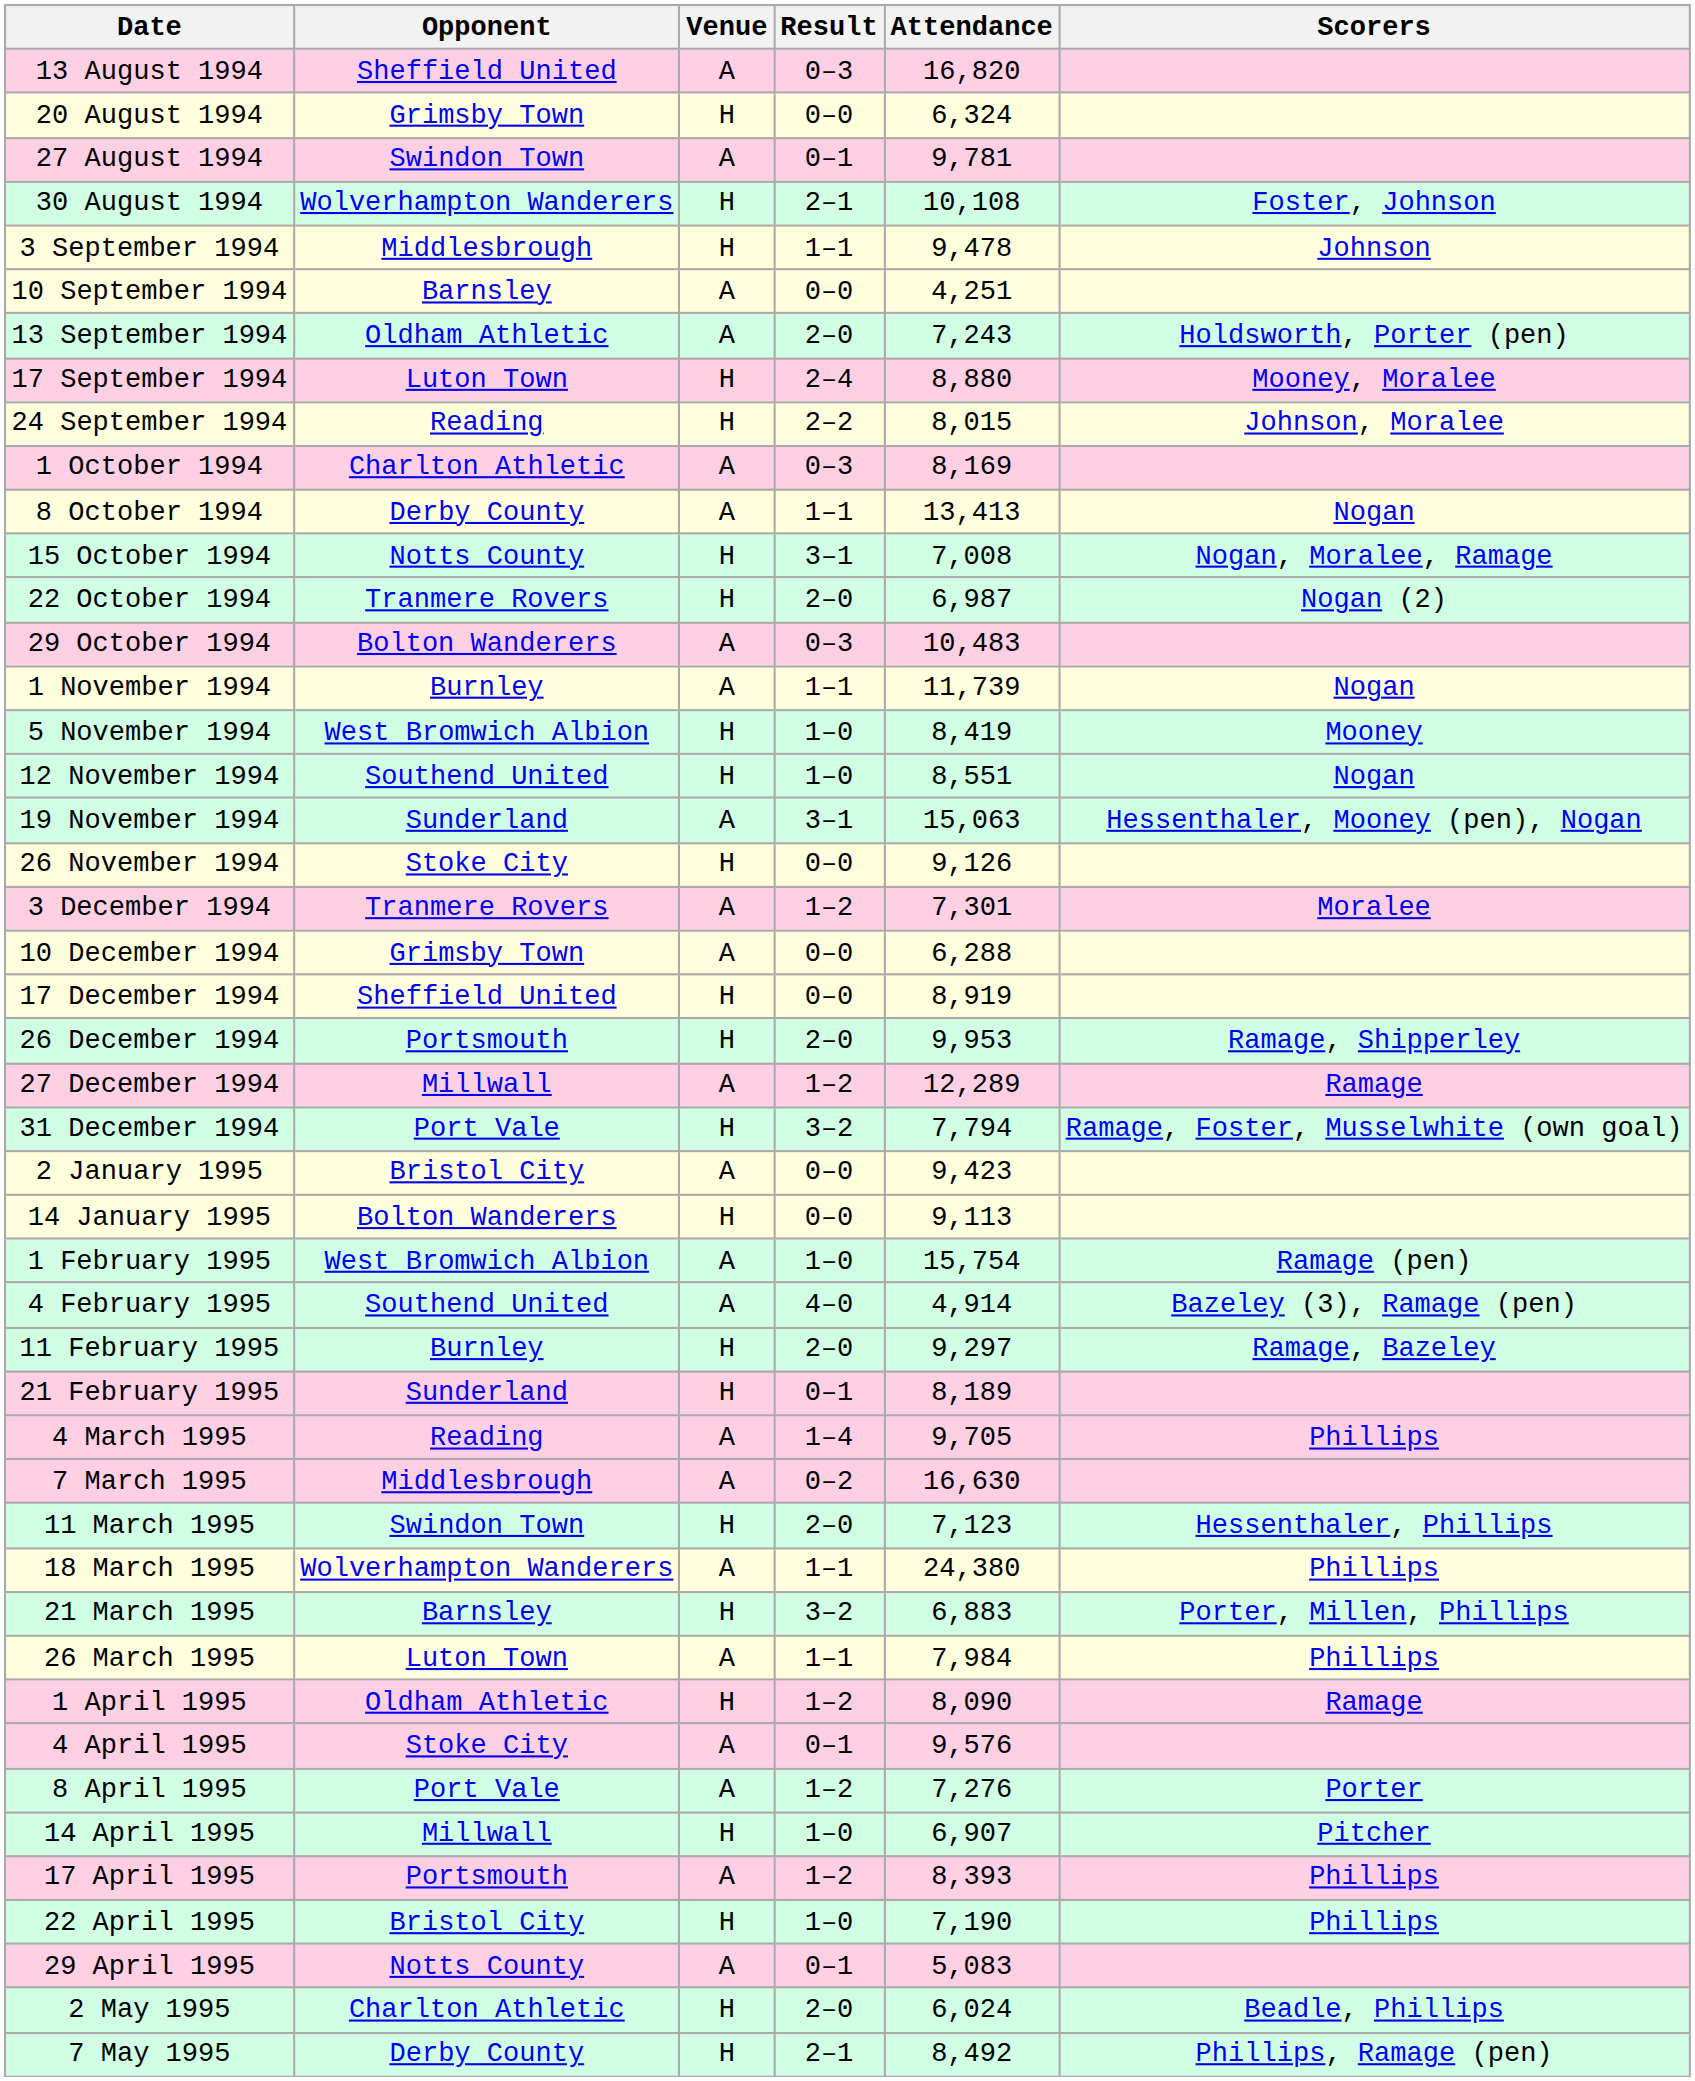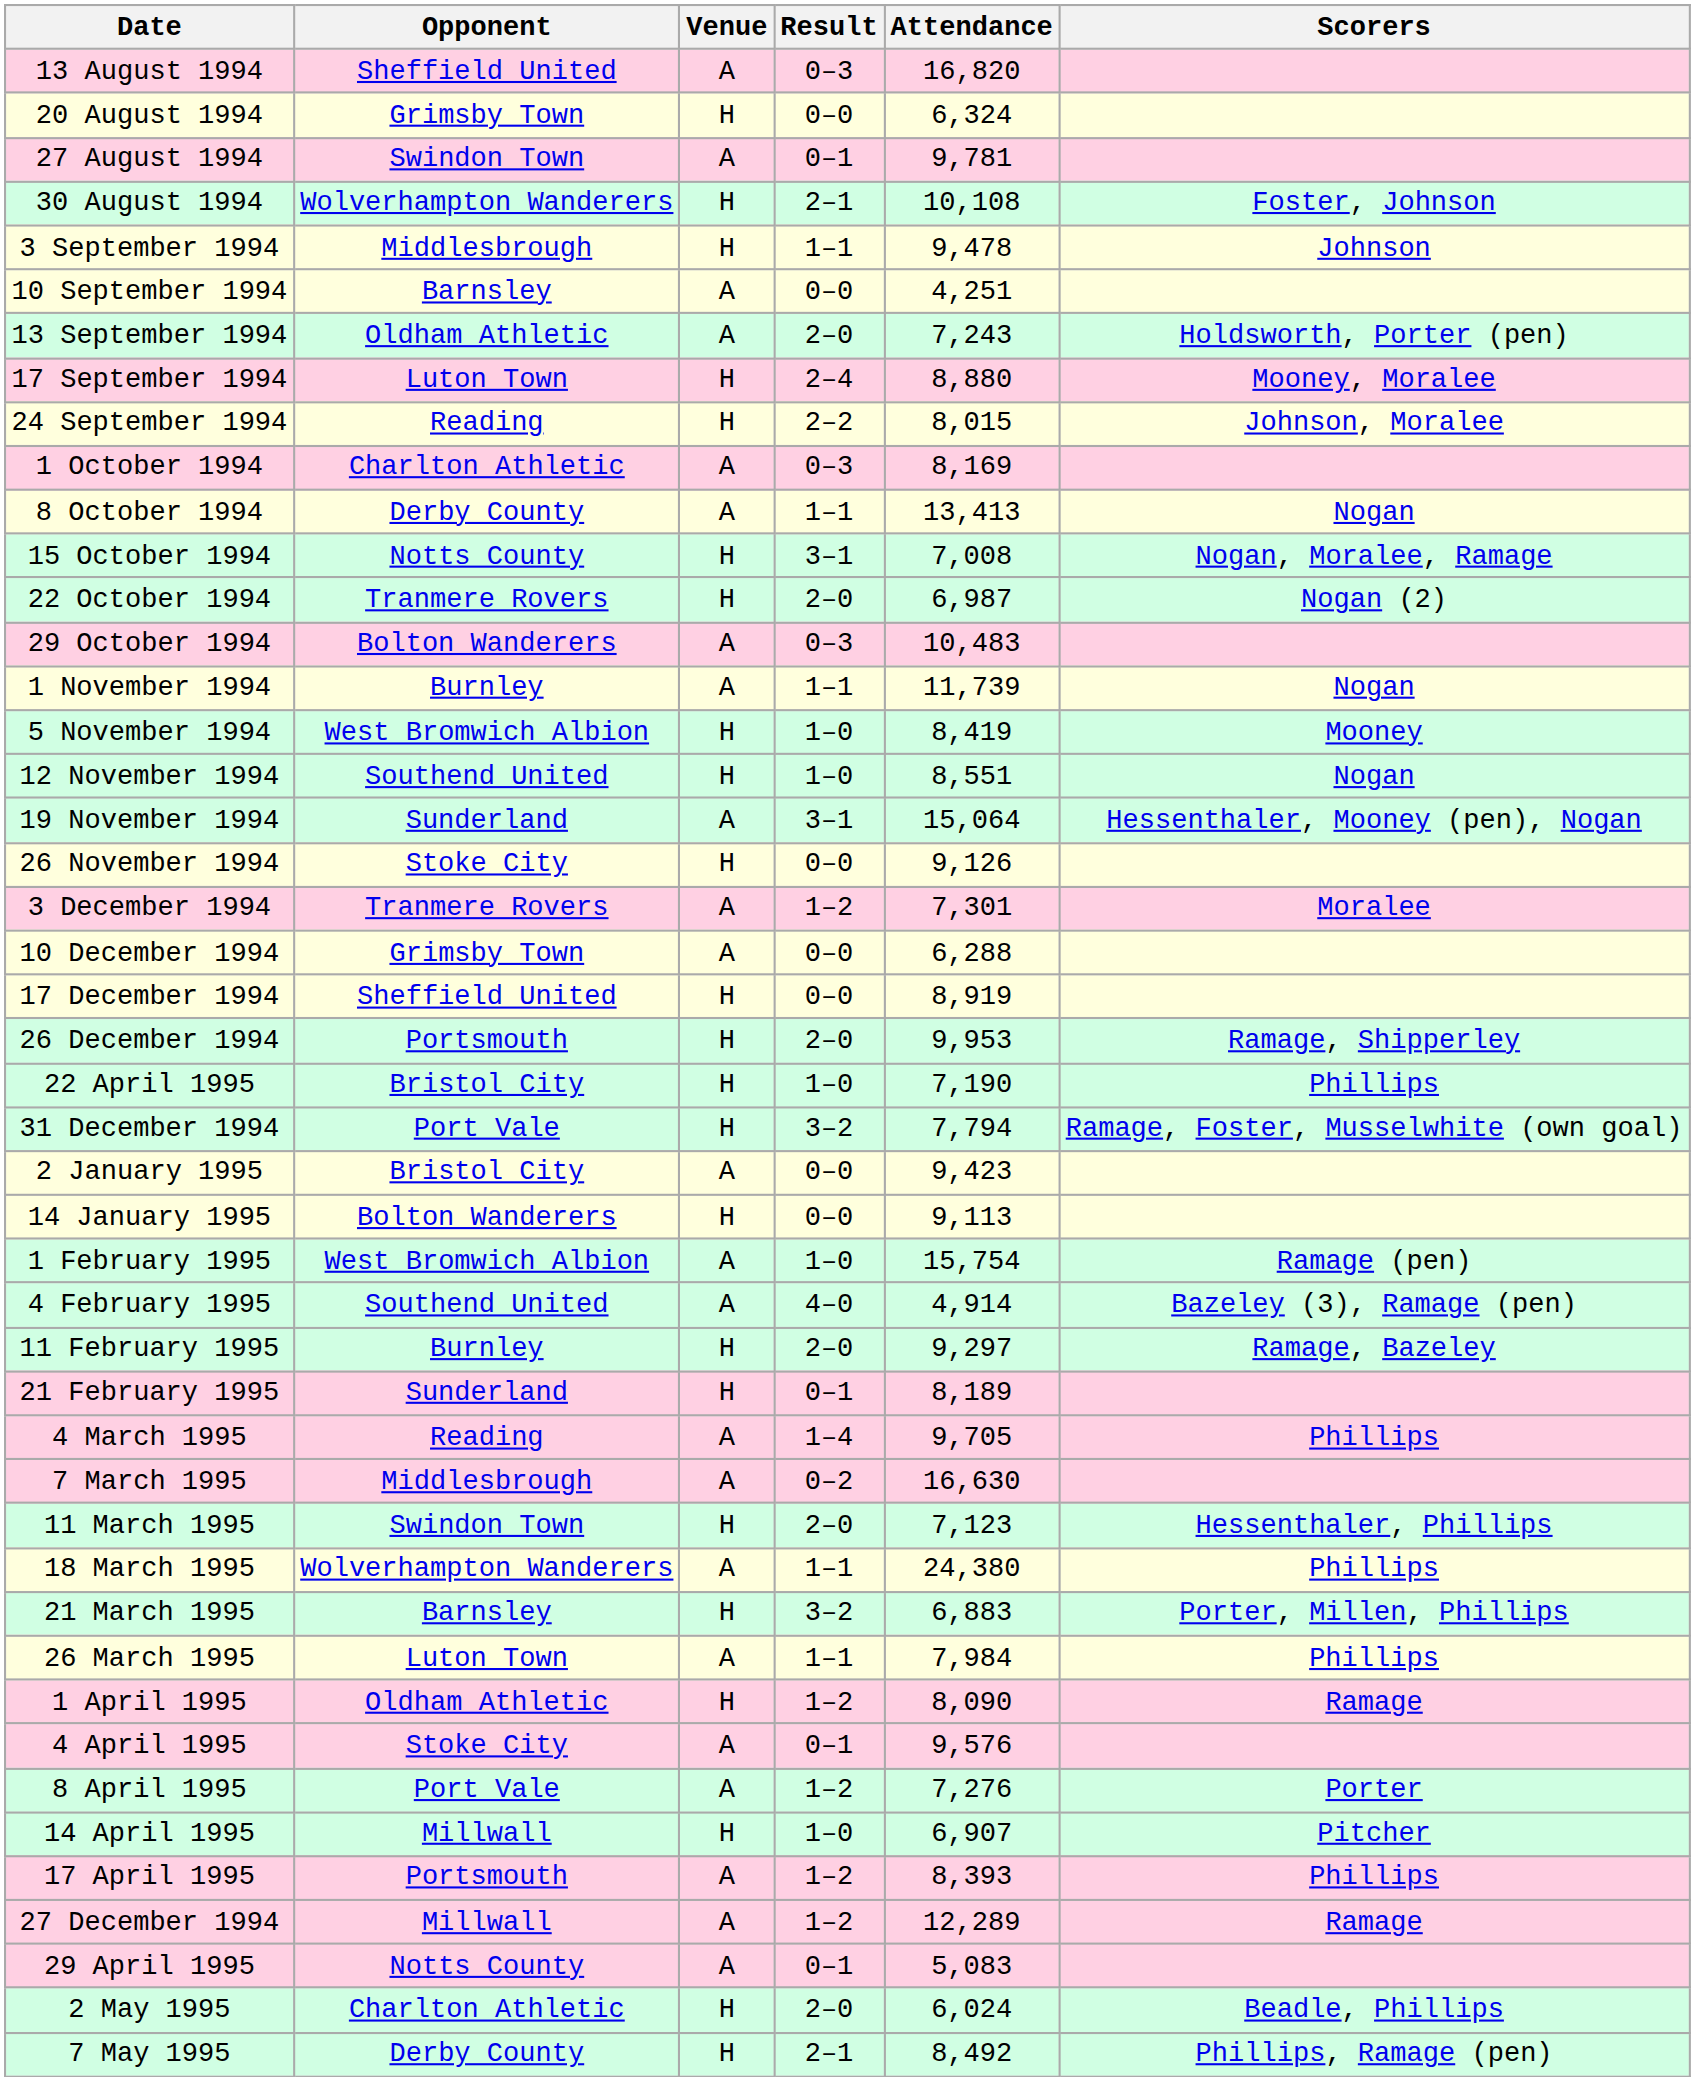(972, 820) 15,063 -> (972, 820) 15,064
rows swapped: (149, 1085) <-> (149, 1922)
